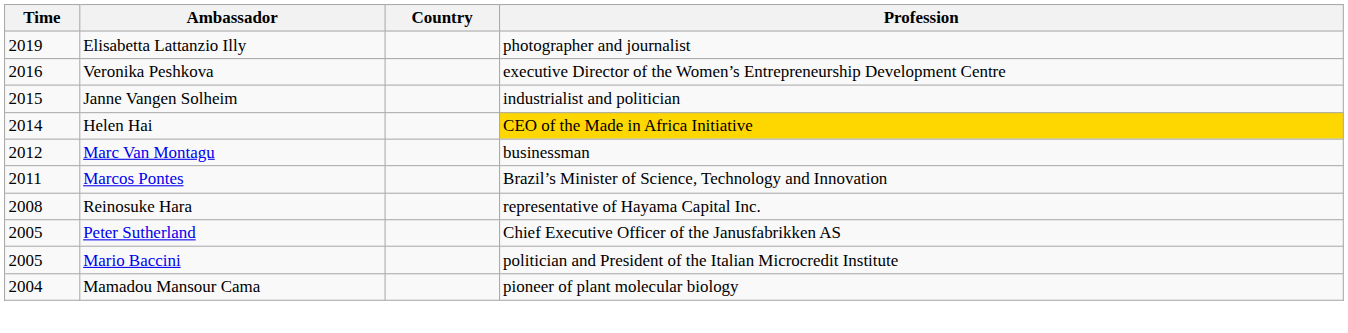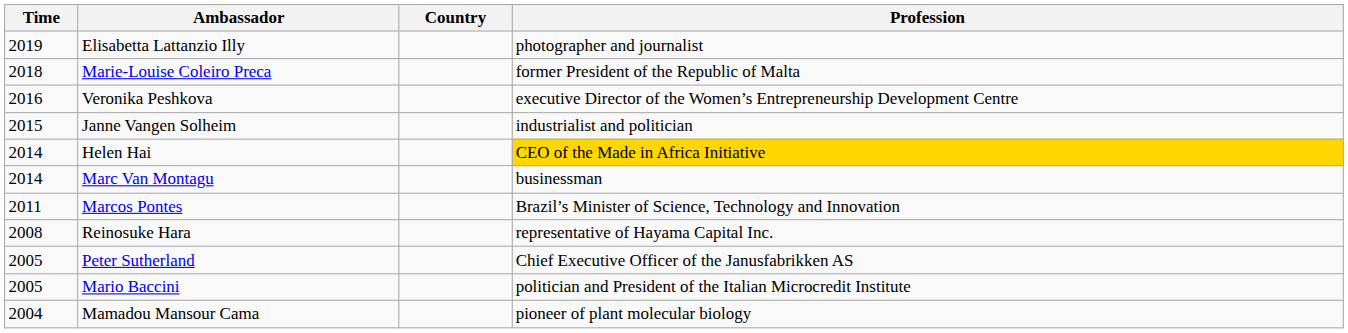+ row: (177, 71)
(25, 152) 2012 -> (25, 179) 2014
